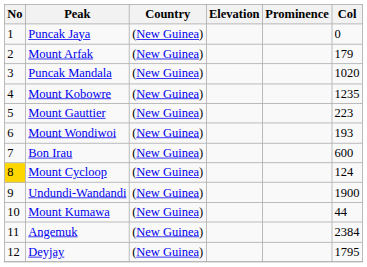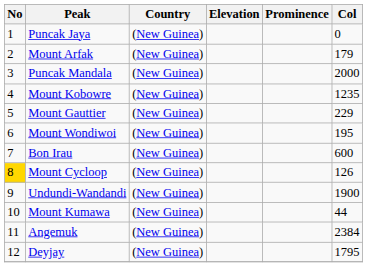(347, 73) 1020 -> (347, 73) 2000
(344, 113) 223 -> (344, 113) 229
(344, 133) 193 -> (344, 133) 195
(344, 172) 124 -> (344, 172) 126
